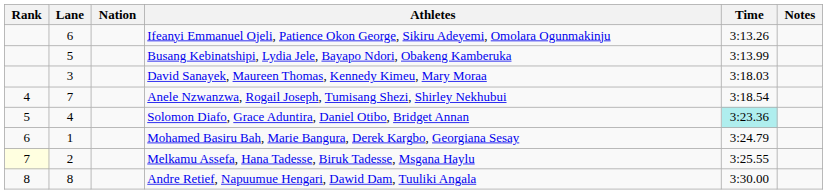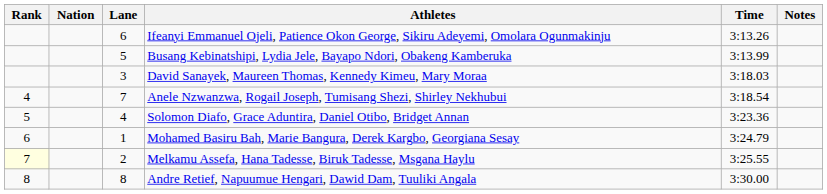columns swapped: (70, 14) <-> (118, 14)
(749, 117) paleturquoise background -> (749, 117) no background
